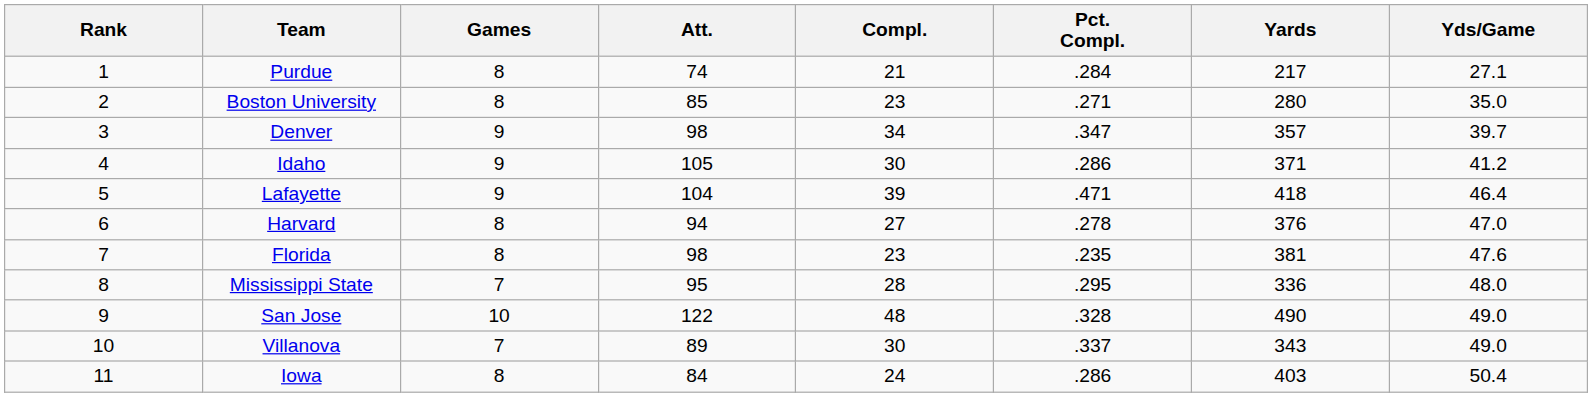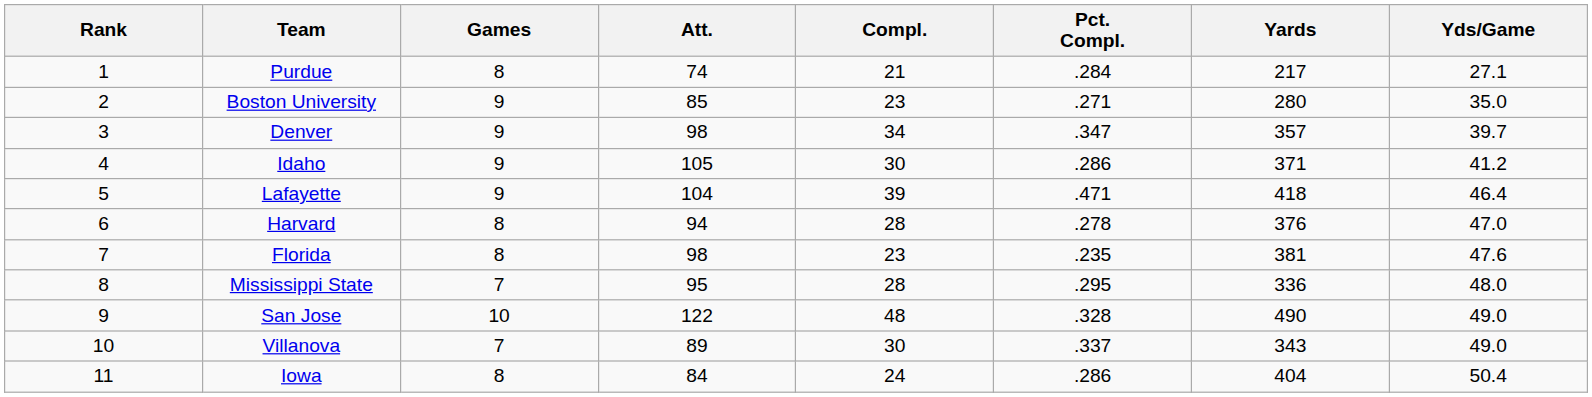(499, 102) 8 -> (499, 102) 9
(895, 224) 27 -> (895, 224) 28
(1290, 376) 403 -> (1290, 376) 404
